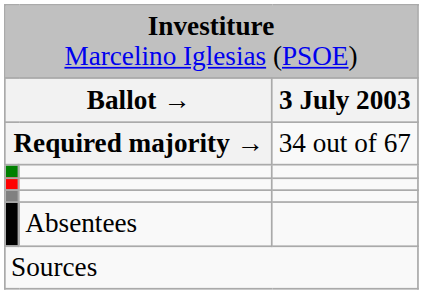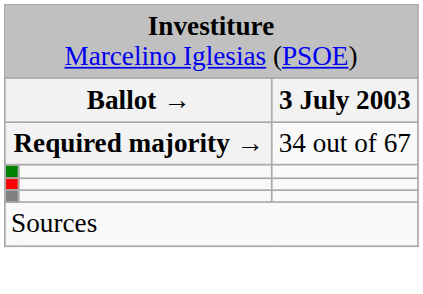- row: (12, 224)
